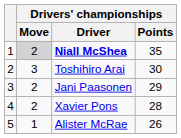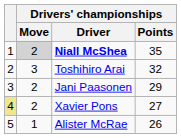(155, 69) 30 -> (155, 69) 32
(10, 105) no background -> (10, 105) khaki background
(155, 105) 28 -> (155, 105) 27
